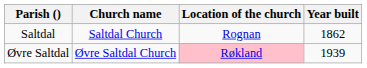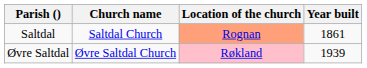(241, 33) no background -> (241, 33) lightsalmon background
(333, 33) 1862 -> (333, 33) 1861
